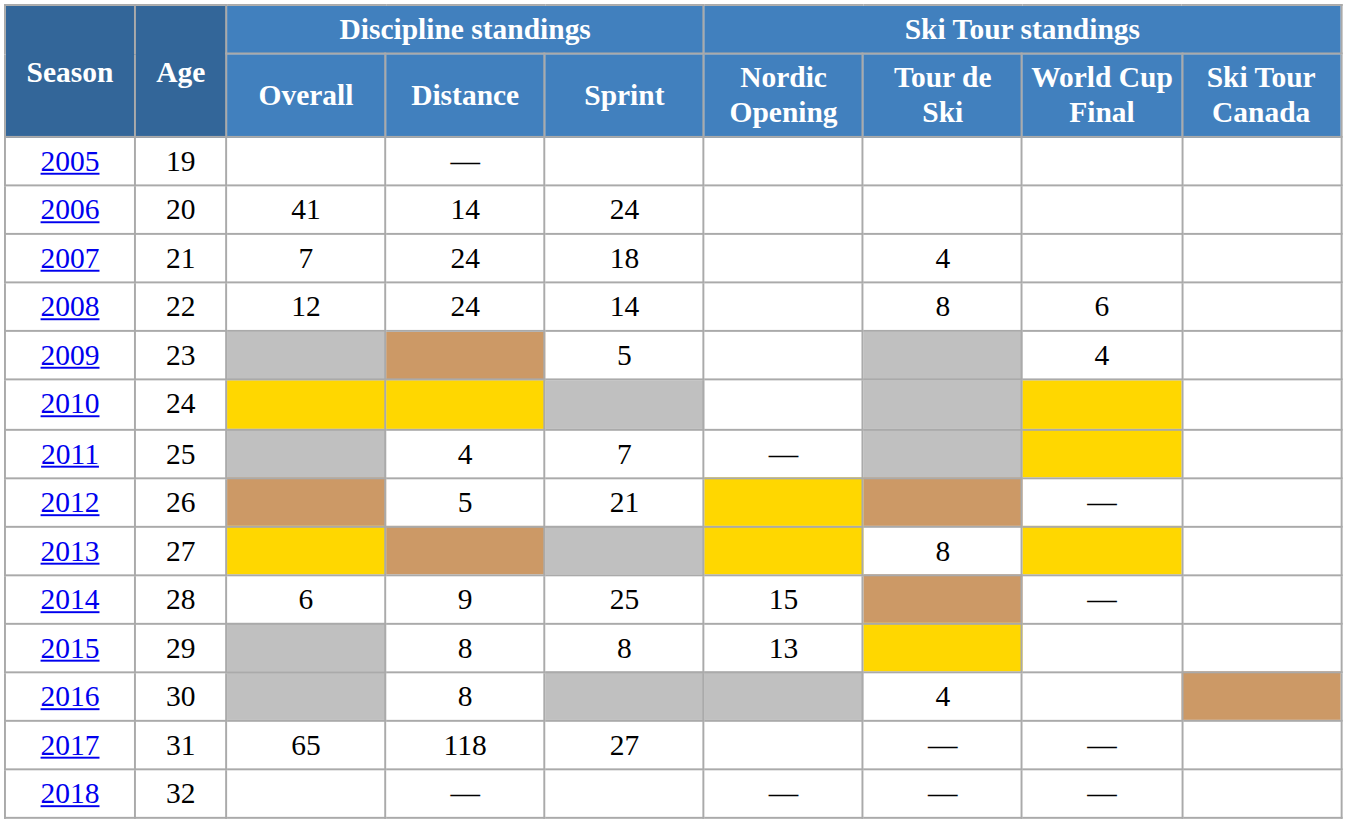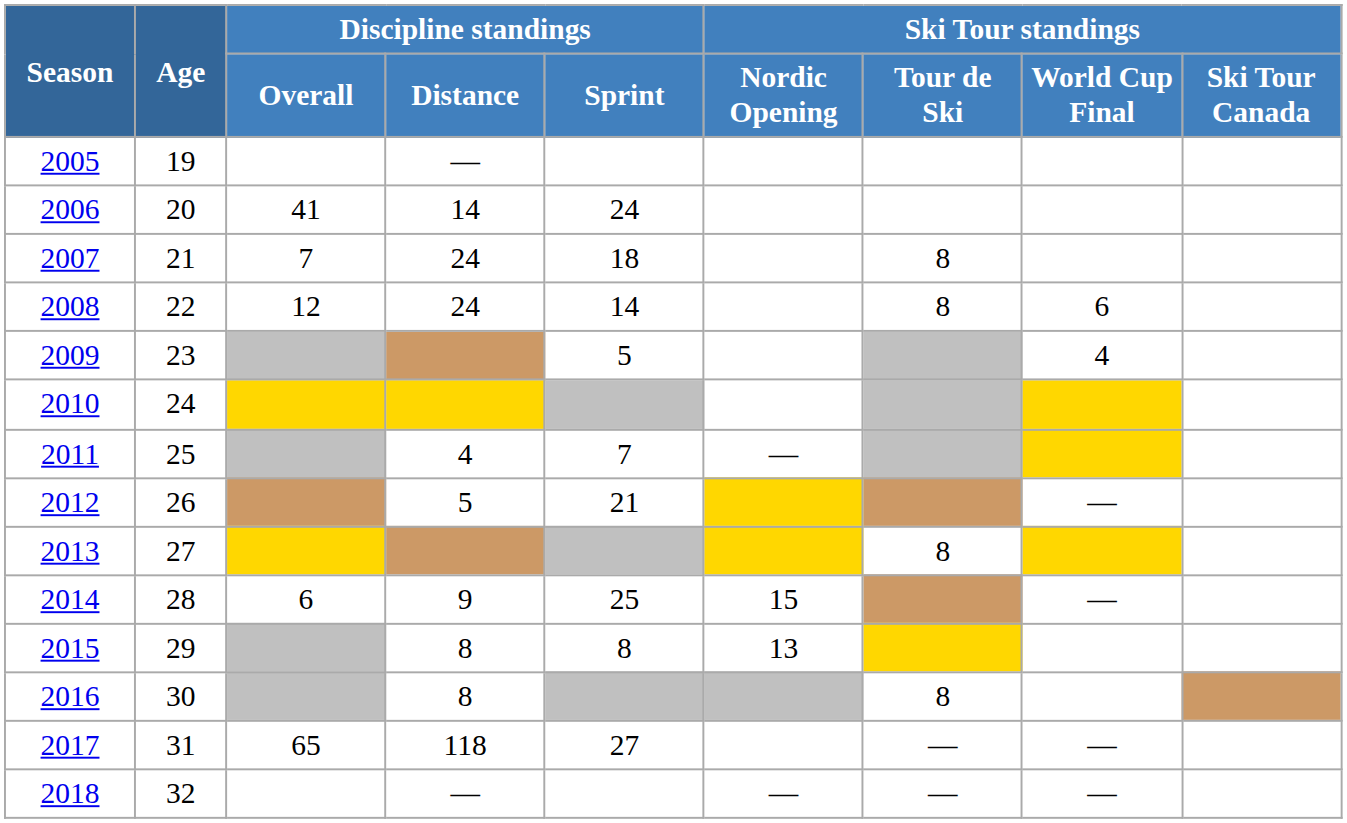(943, 258) 4 -> (943, 258) 8
(943, 695) 4 -> (943, 695) 8
